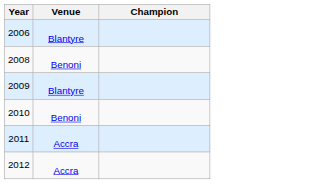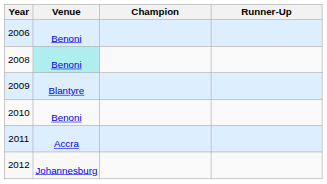+ column: (266, 12)
(66, 38) Blantyre -> (66, 38) Benoni
(66, 65) no background -> (66, 65) paleturquoise background
(66, 170) Accra -> (66, 170) Johannesburg
